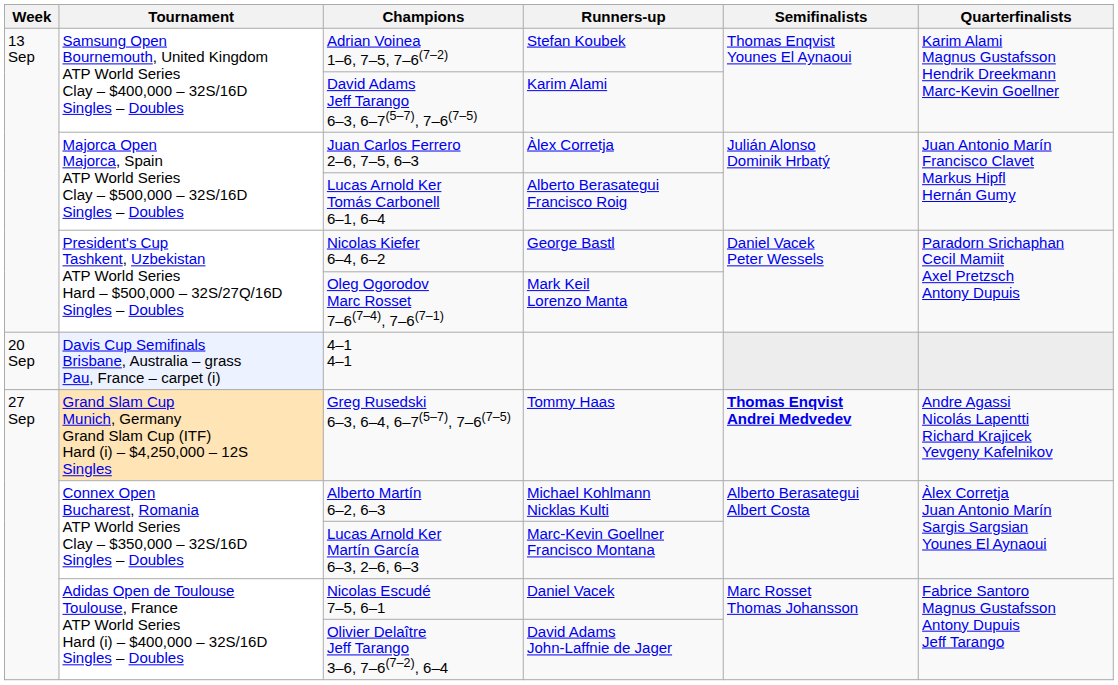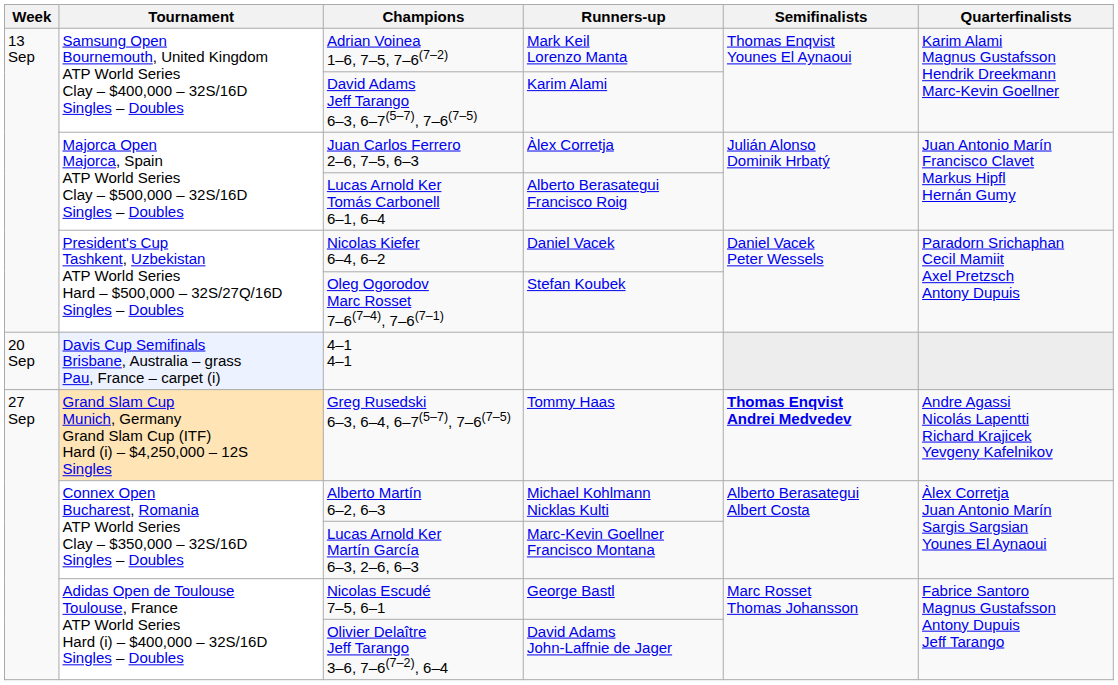(576, 40) Stefan Koubek -> (577, 49) Mark Keil Lorenzo Manta
(571, 243) George Bastl -> (571, 243) Daniel Vacek
(577, 292) Mark Keil Lorenzo Manta -> (576, 283) Stefan Koubek
(571, 591) Daniel Vacek -> (571, 591) George Bastl
